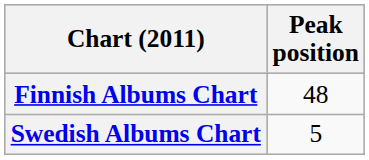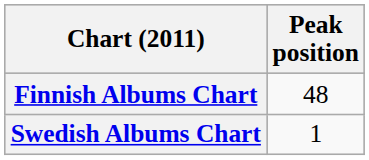(316, 133) 5 -> (316, 133) 1
